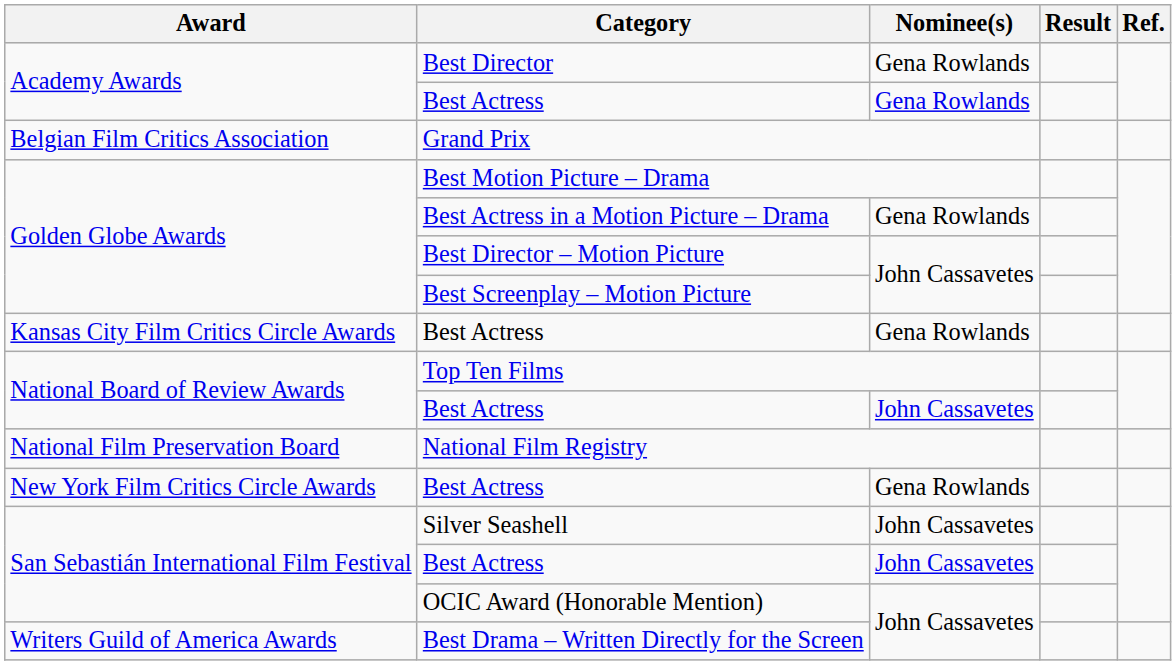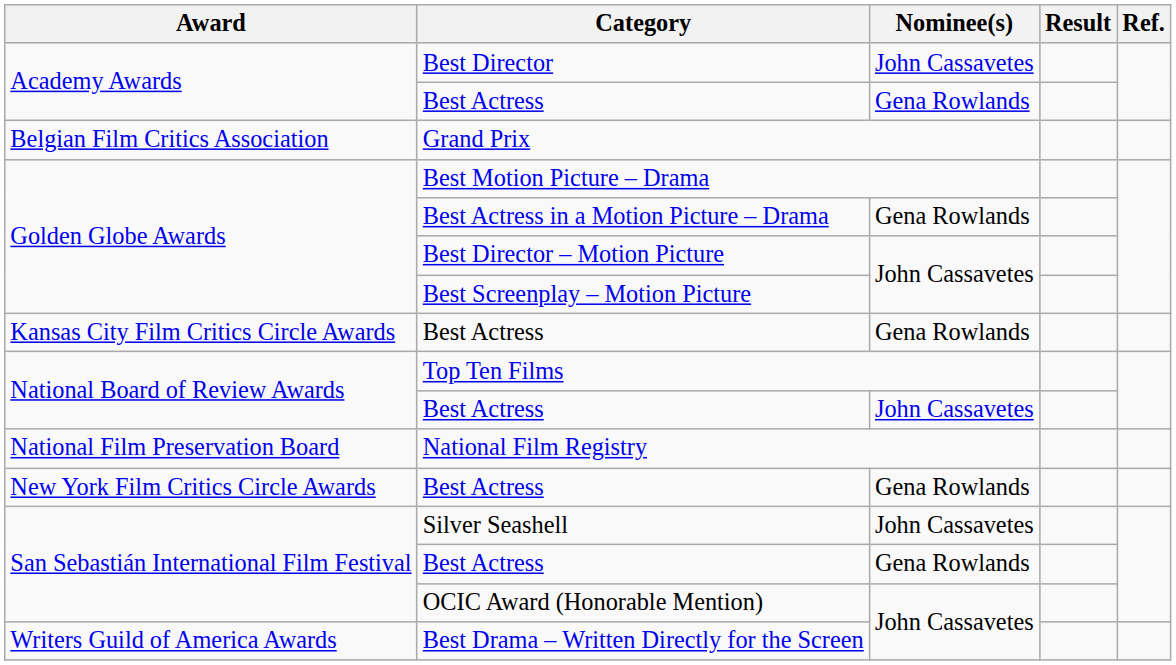(952, 62) Gena Rowlands -> (954, 62) John Cassavetes
(954, 563) John Cassavetes -> (952, 563) Gena Rowlands
